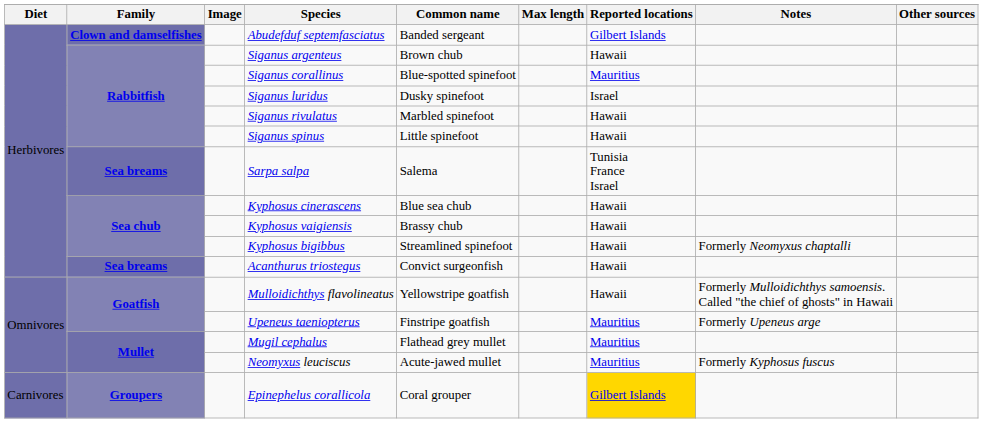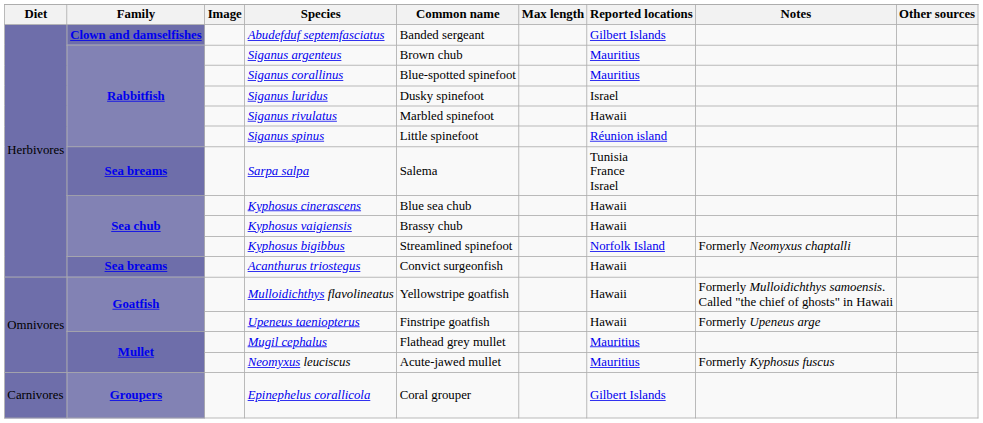(608, 55) Hawaii -> (615, 55) Mauritius
(608, 136) Hawaii -> (629, 136) Réunion island
(608, 246) Hawaii -> (627, 246) Norfolk Island
(615, 321) Mauritius -> (608, 321) Hawaii
(628, 395) gold background -> (628, 395) no background
